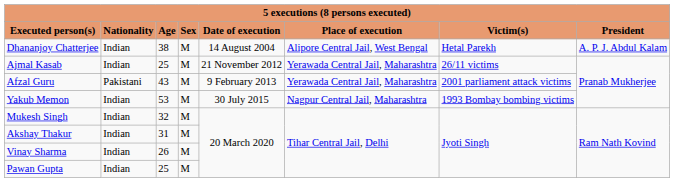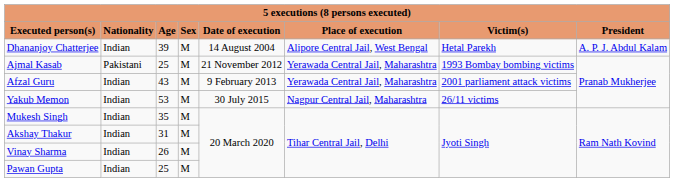(164, 47) 38 -> (164, 47) 39
(117, 65) Indian -> (123, 65) Pakistani
(470, 65) 26/11 victims -> (508, 65) 1993 Bombay bombing victims
(123, 82) Pakistani -> (117, 82) Indian
(508, 99) 1993 Bombay bombing victims -> (470, 99) 26/11 victims
(164, 117) 32 -> (164, 117) 35
